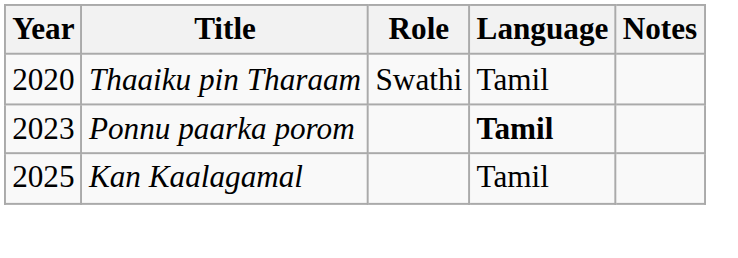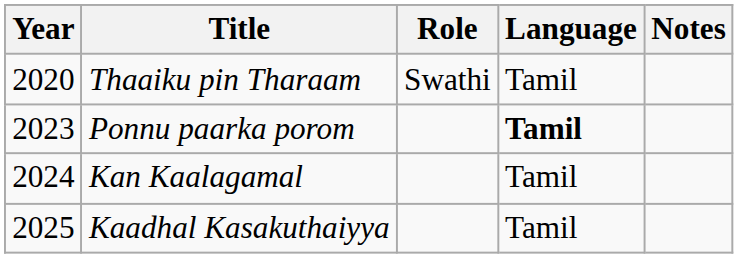(43, 177) 2025 -> (43, 177) 2024
+ row: (239, 227)
